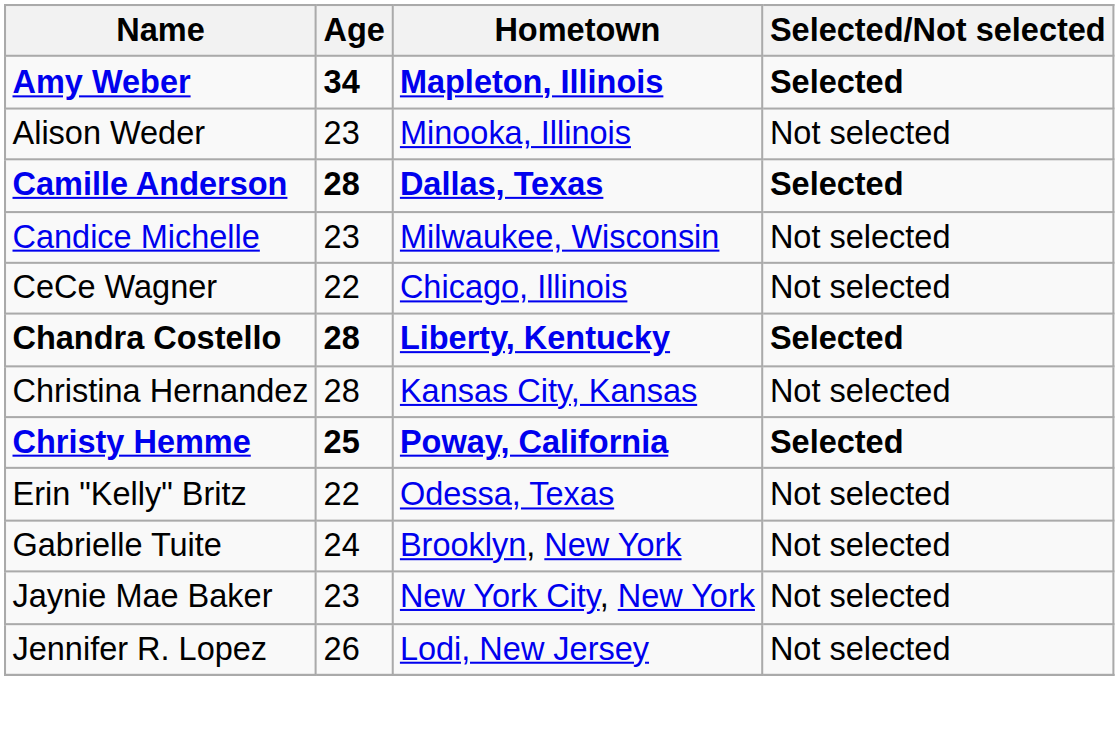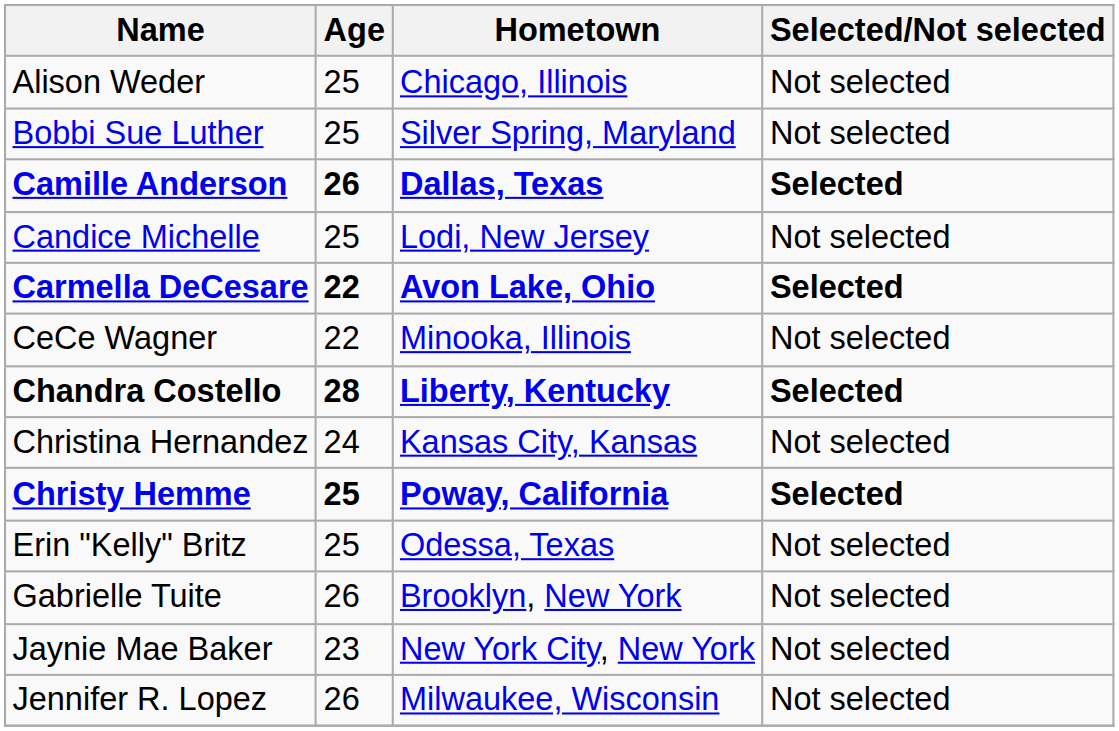- row: (102, 81)
(342, 133) 23 -> (342, 81) 25
(515, 133) Minooka, Illinois -> (514, 81) Chicago, Illinois
+ row: (138, 133)
(342, 184) 28 -> (342, 184) 26
(342, 236) 23 -> (342, 236) 25
(560, 236) Milwaukee, Wisconsin -> (525, 236) Lodi, New Jersey
+ row: (161, 287)
(514, 287) Chicago, Illinois -> (515, 339) Minooka, Illinois
(342, 390) 28 -> (342, 442) 24
(342, 493) 22 -> (342, 545) 25
(342, 545) 24 -> (342, 596) 26
(524, 648) Lodi, New Jersey -> (560, 699) Milwaukee, Wisconsin
